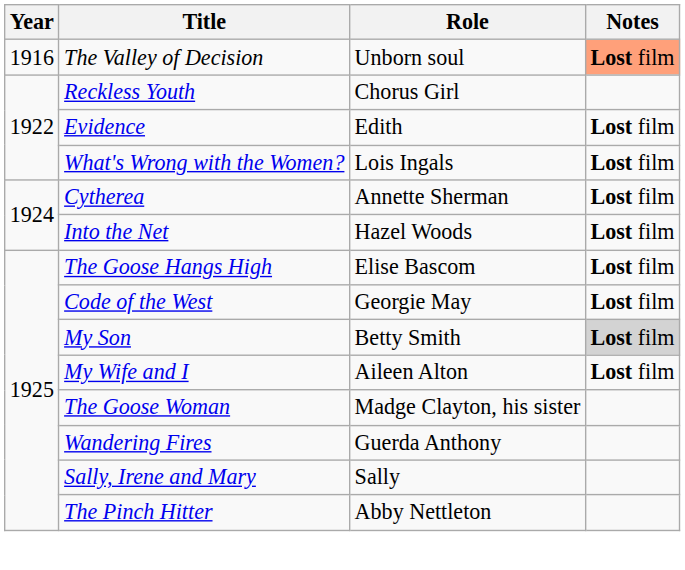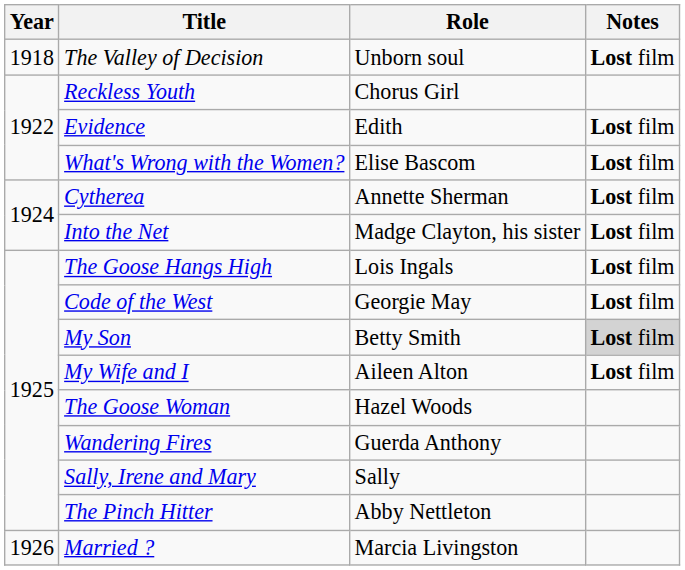(32, 57) 1916 -> (32, 57) 1918
(633, 57) lightsalmon background -> (633, 57) no background
(404, 162) Lois Ingals -> (415, 162) Elise Bascom
(413, 232) Hazel Woods -> (467, 232) Madge Clayton, his sister
(415, 267) Elise Bascom -> (404, 267) Lois Ingals
(467, 407) Madge Clayton, his sister -> (413, 407) Hazel Woods
+ row: (109, 547)
